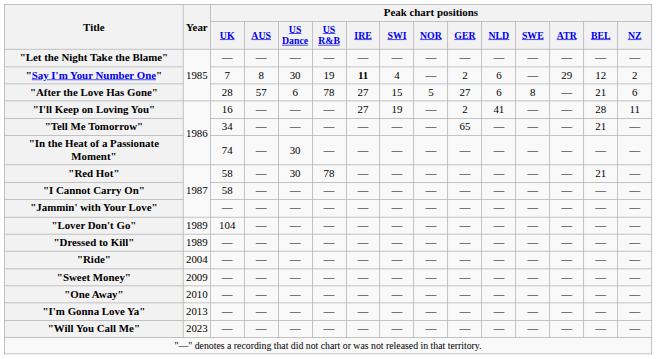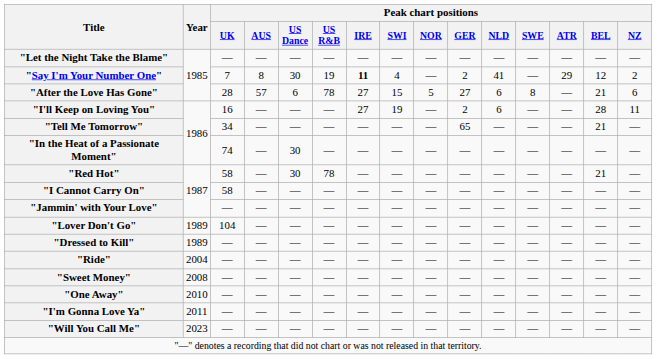(499, 75) 6 -> (499, 75) 41
(499, 109) 41 -> (499, 109) 6
(197, 277) 2009 -> (197, 277) 2008
(197, 311) 2013 -> (197, 311) 2011
